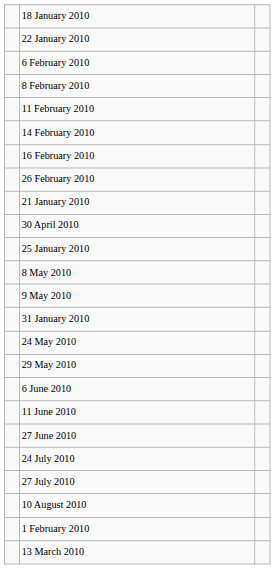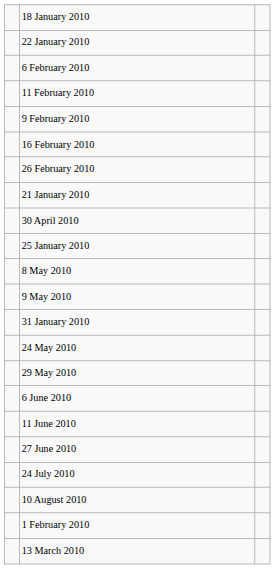- row: (55, 86)
- row: (58, 132)
+ row: (55, 119)
- row: (48, 482)
